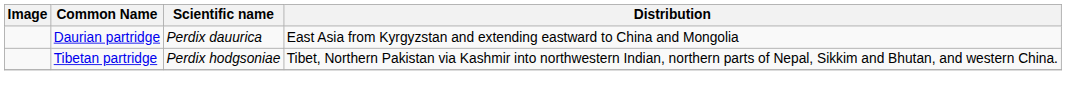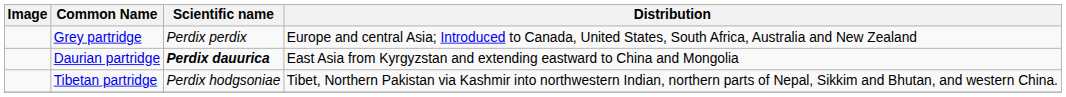+ row: (98, 37)
(214, 37) normal -> (218, 59) bold
